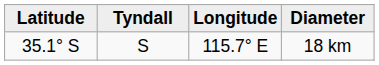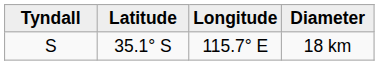columns swapped: (143, 18) <-> (51, 18)
